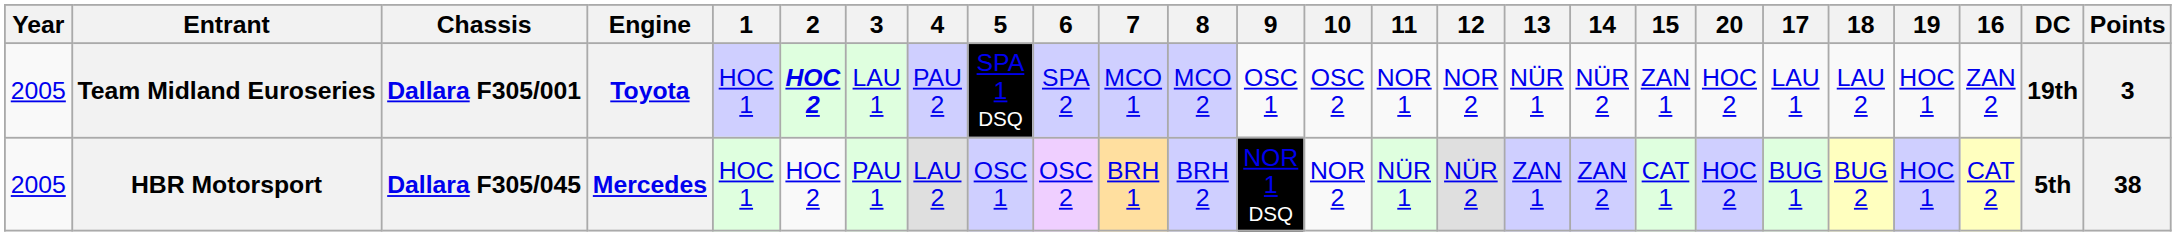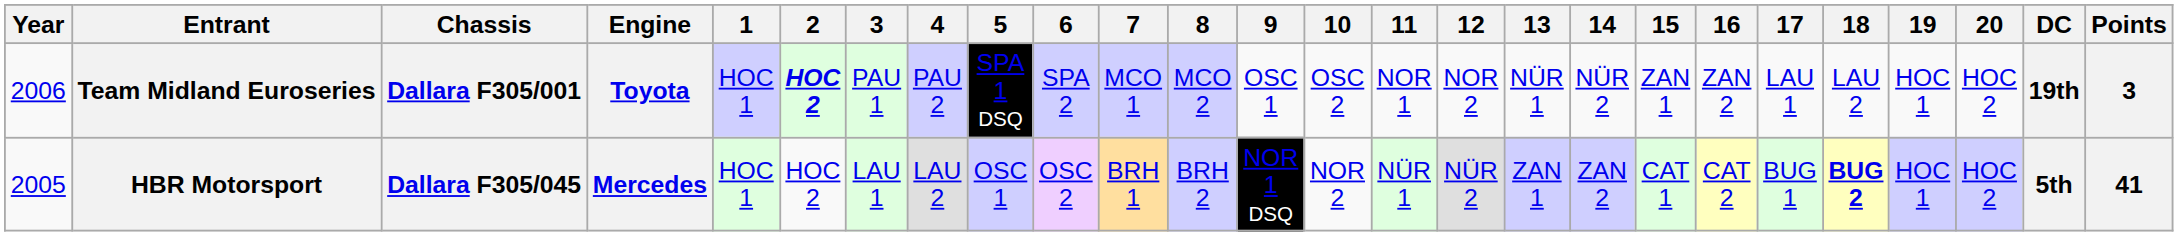columns swapped: (1991, 24) <-> (1729, 24)
(38, 90) 2005 -> (38, 90) 2006
(877, 90) LAU 1 -> (877, 90) PAU 1
(877, 184) PAU 1 -> (877, 184) LAU 1
(1861, 184) normal -> (1856, 184) bold
(2128, 184) 38 -> (2129, 184) 41
